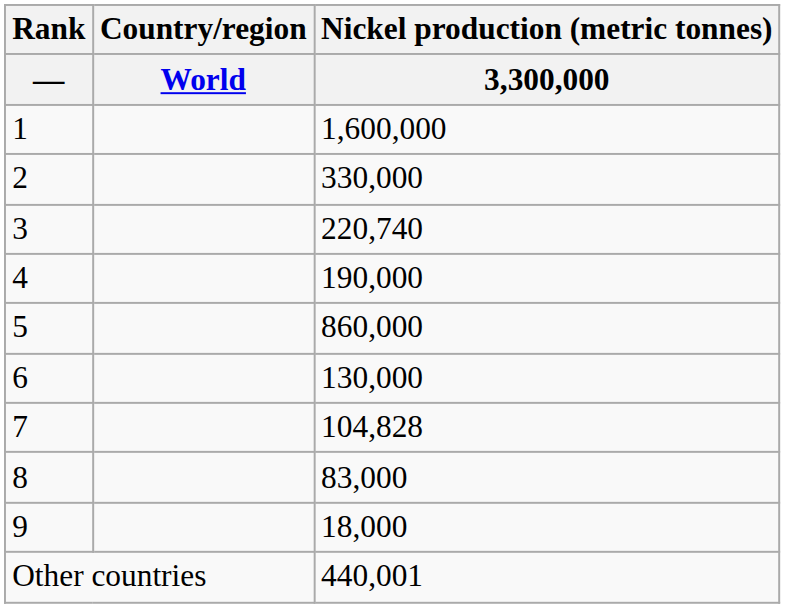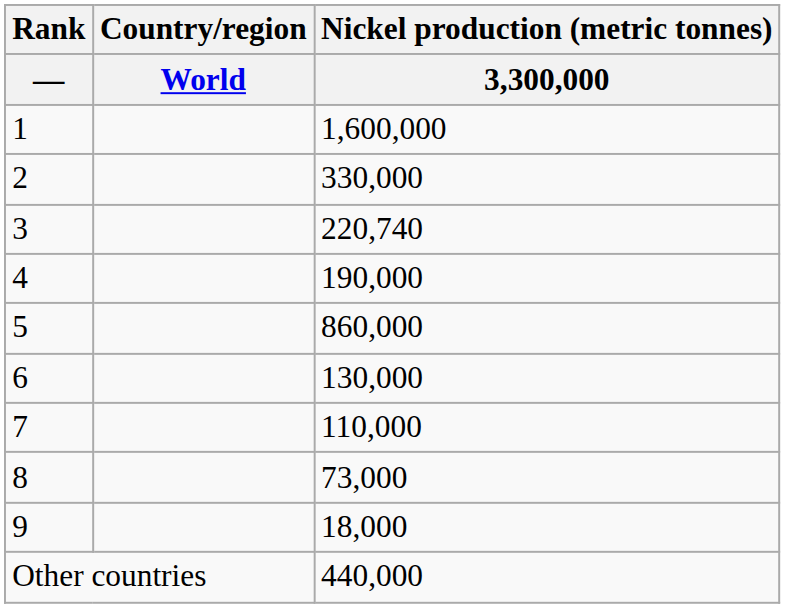(372, 427) 104,828 -> (371, 427) 110,000
(364, 476) 83,000 -> (364, 476) 73,000
(372, 576) 440,001 -> (372, 576) 440,000
